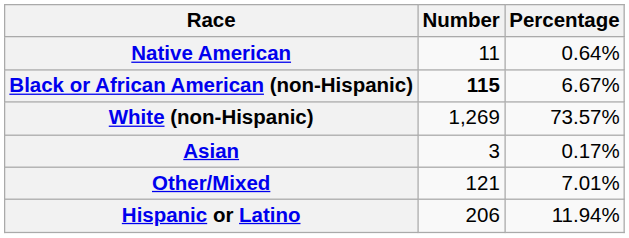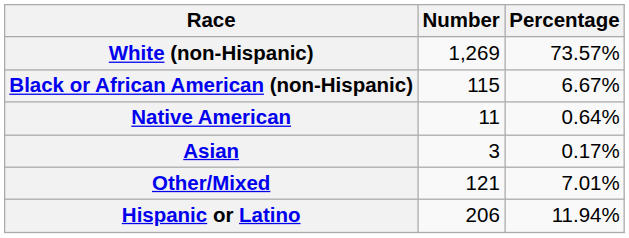rows swapped: (211, 118) <-> (211, 53)
(483, 85) bold -> (483, 85) normal
